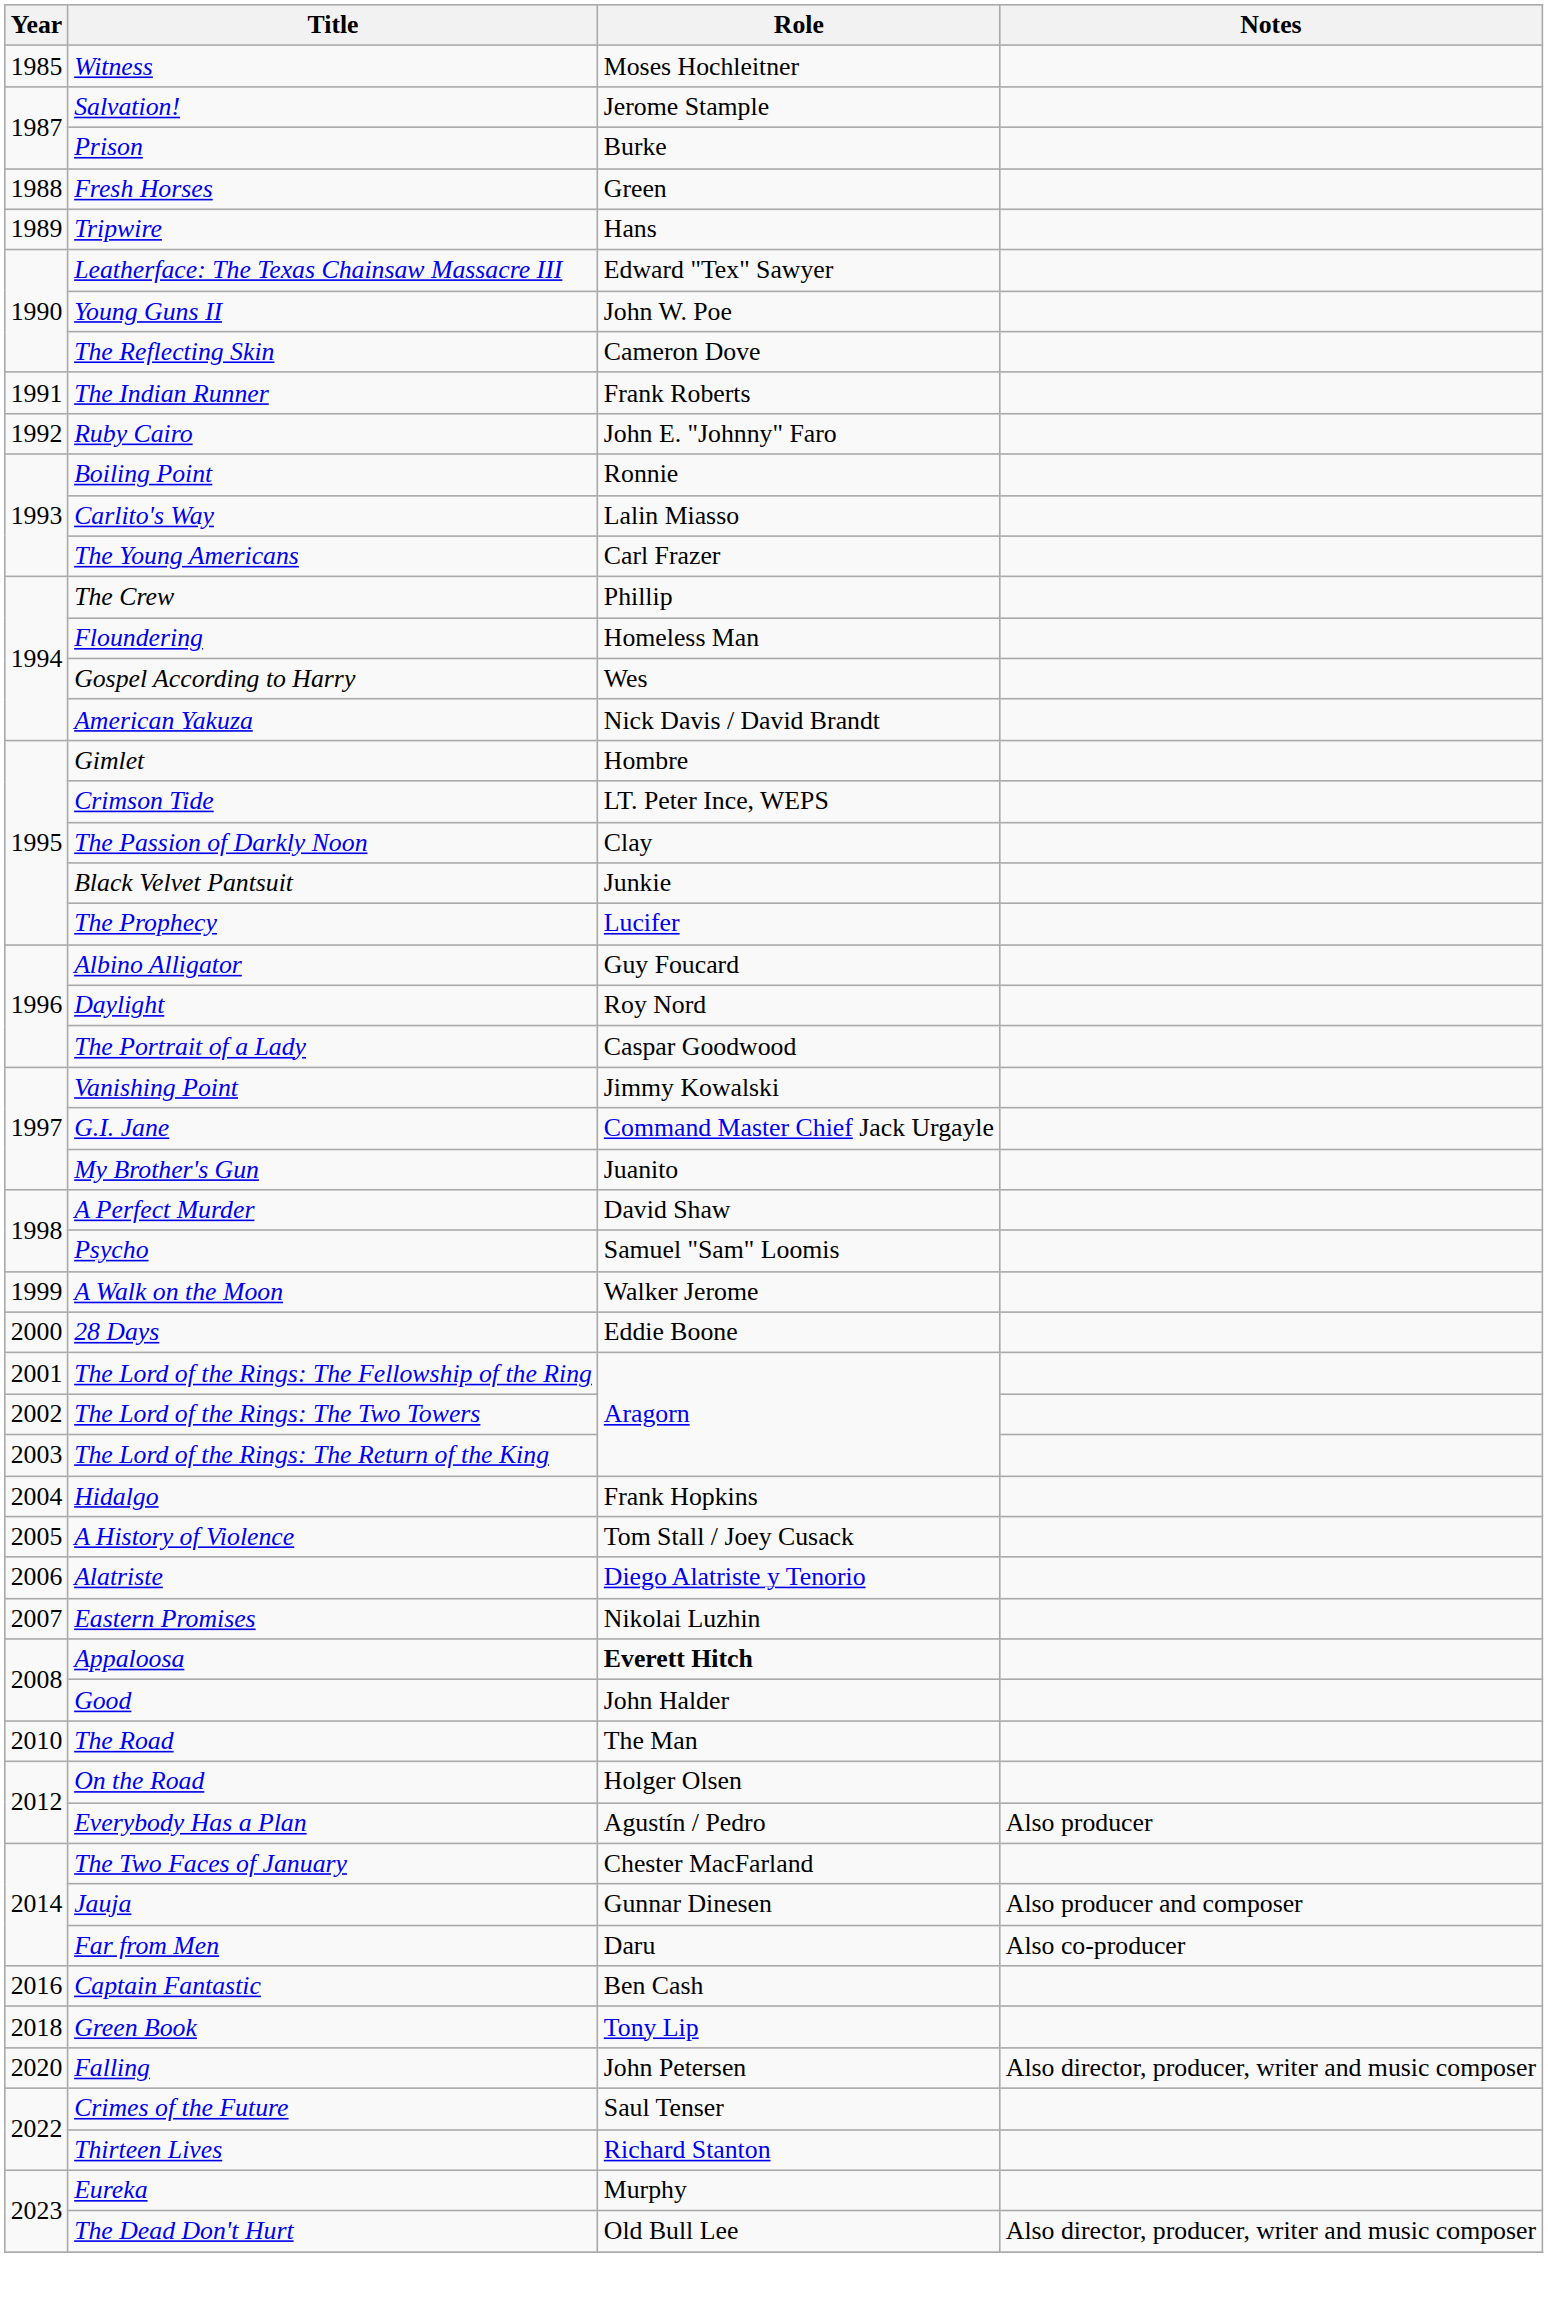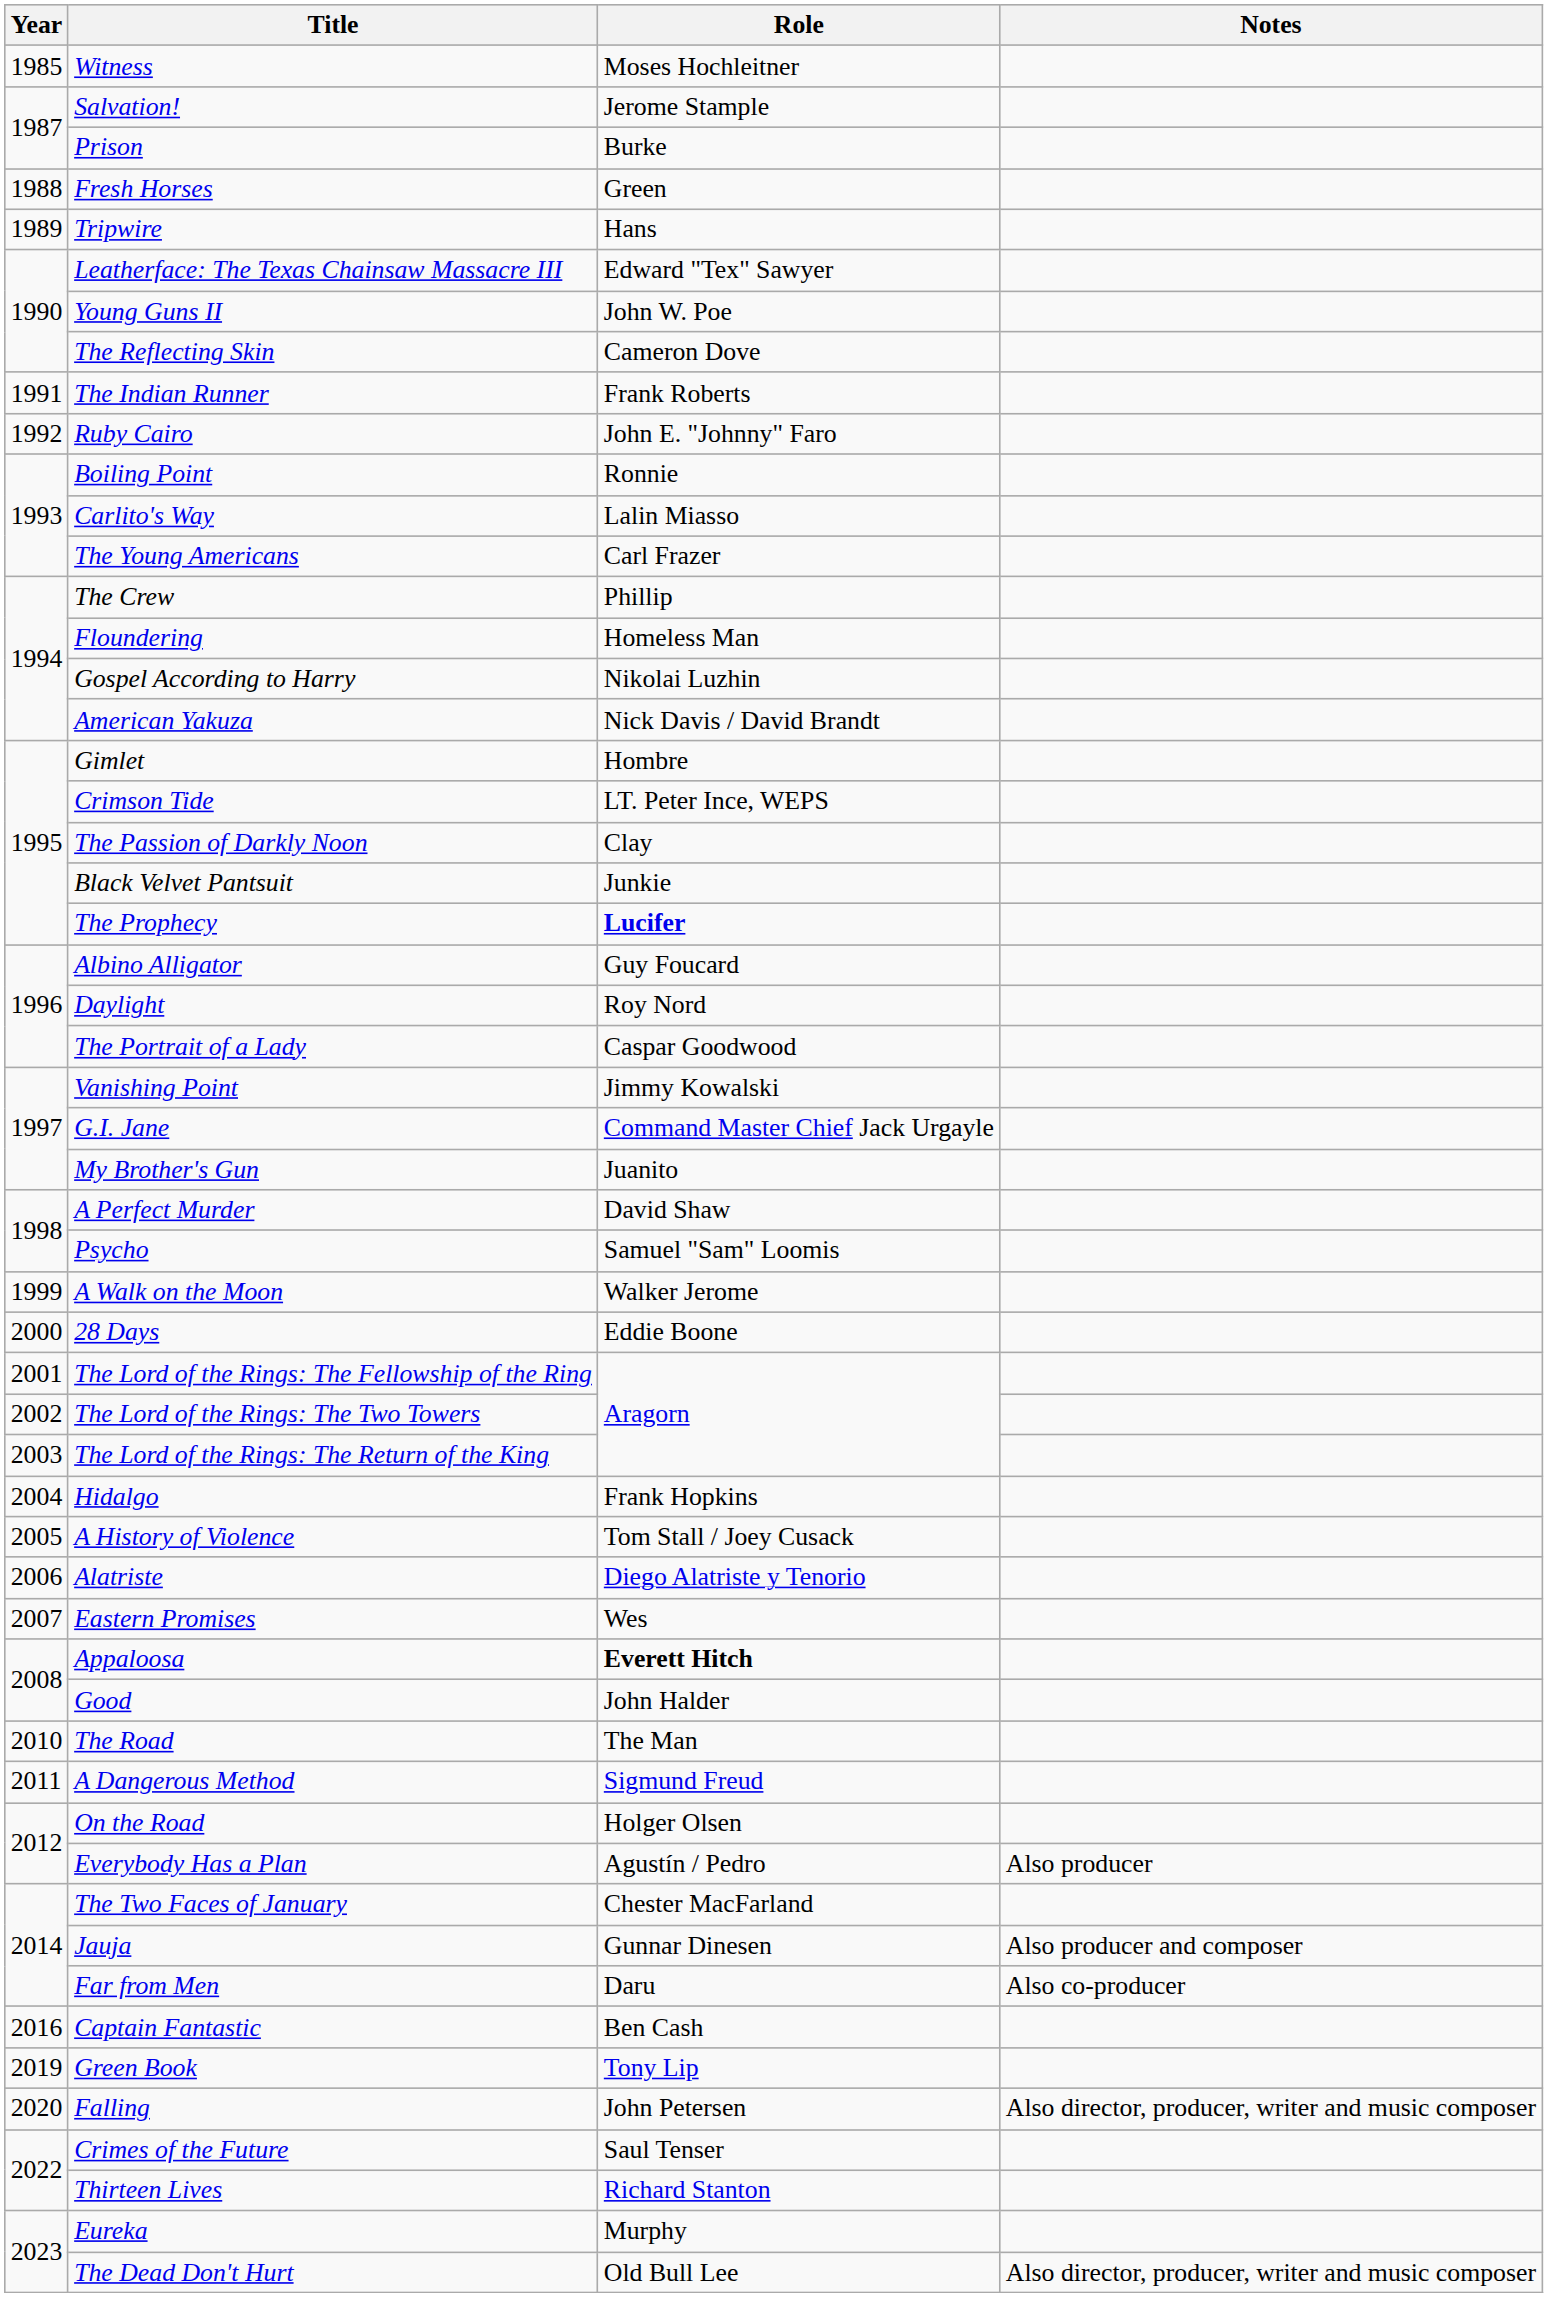(626, 678) Wes -> (682, 678) Nikolai Luzhin
(642, 923) normal -> (645, 923) bold
(682, 1618) Nikolai Luzhin -> (626, 1618) Wes
+ row: (184, 1781)
(37, 2026) 2018 -> (37, 2067) 2019
